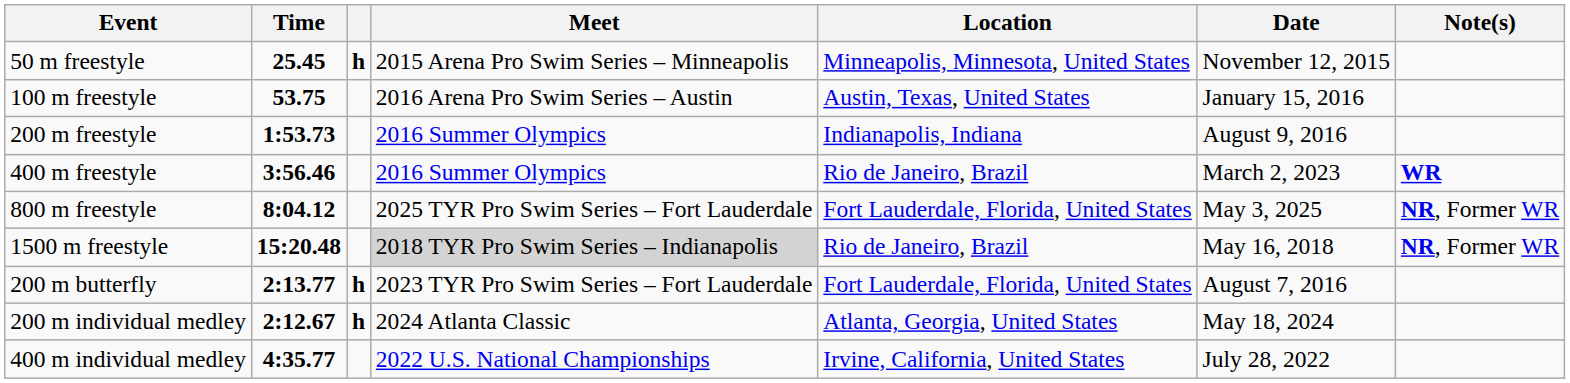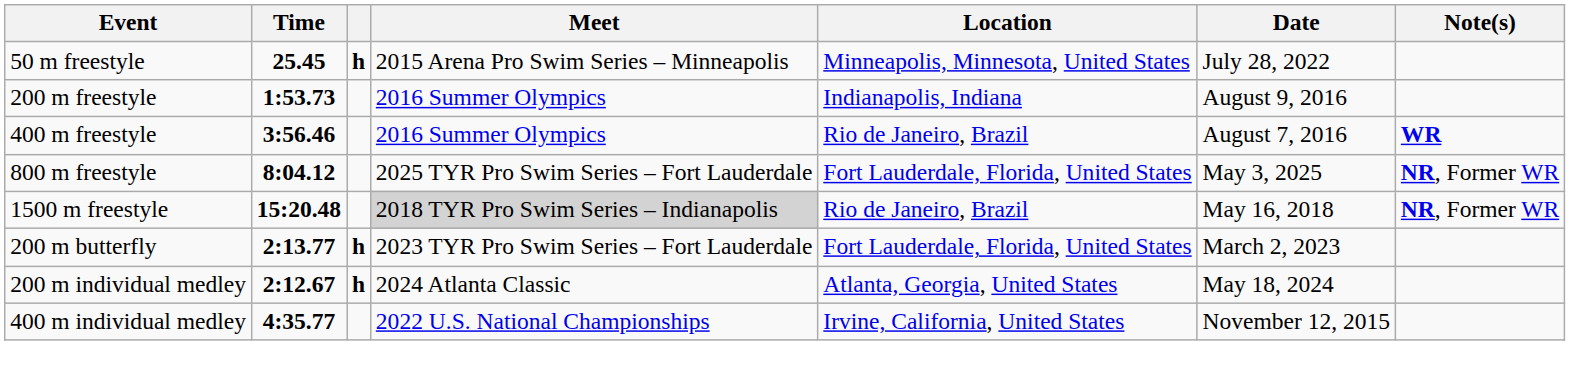(1296, 60) November 12, 2015 -> (1266, 60) July 28, 2022
- row: (83, 97)
(1271, 172) March 2, 2023 -> (1275, 135) August 7, 2016
(1275, 284) August 7, 2016 -> (1271, 246) March 2, 2023
(1266, 358) July 28, 2022 -> (1296, 321) November 12, 2015
